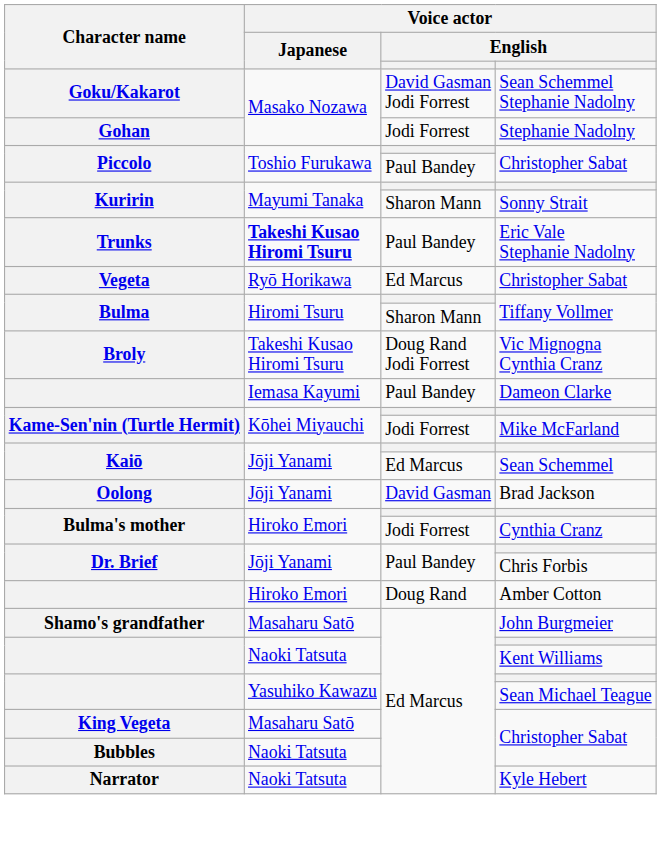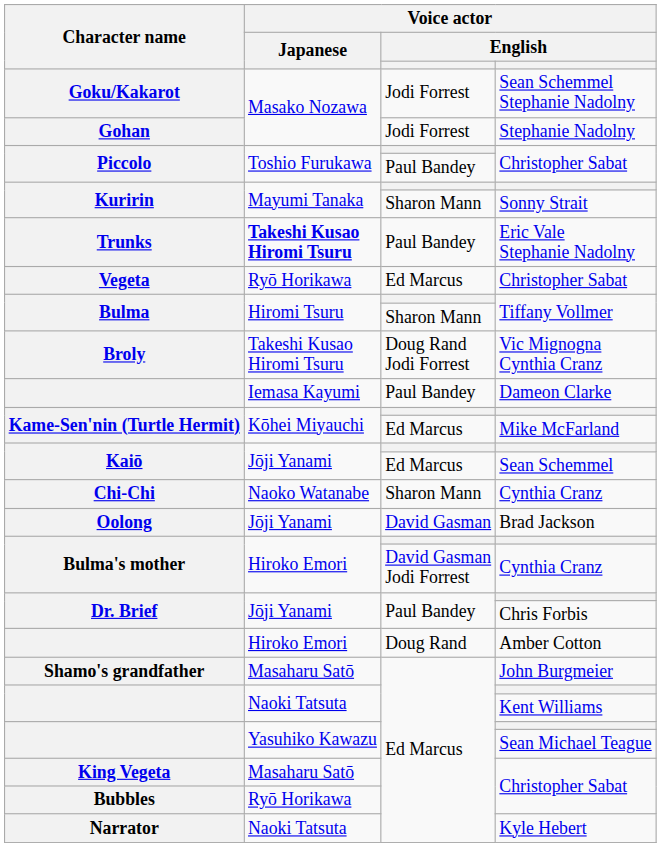(438, 93) David Gasman Jodi Forrest -> (427, 93) Jodi Forrest
(427, 429) Jodi Forrest -> (424, 429) Ed Marcus
+ row: (124, 493)
(427, 530) Jodi Forrest -> (438, 568) David Gasman Jodi Forrest
(297, 751) Naoki Tatsuta -> (300, 800) Ryō Horikawa
